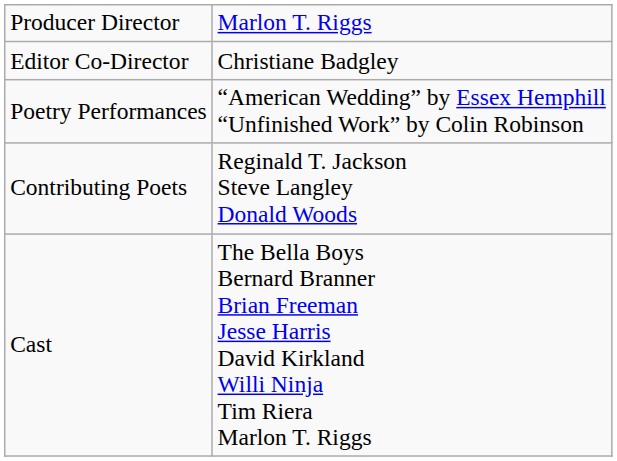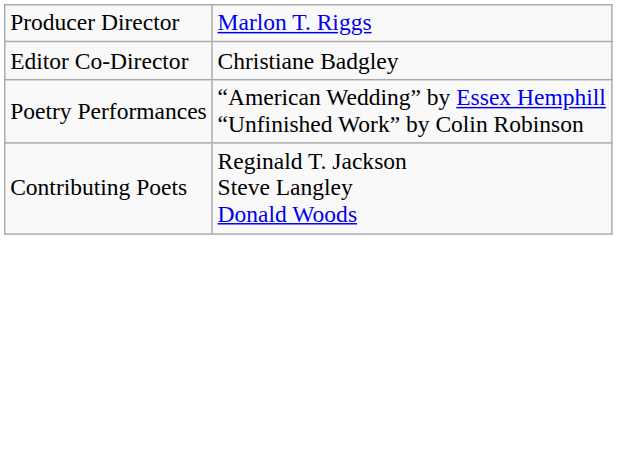- row: (31, 344)
